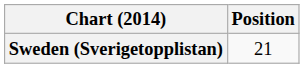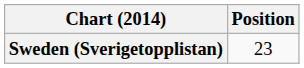(263, 48) 21 -> (263, 48) 23
